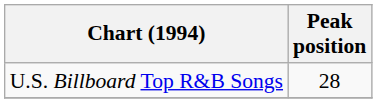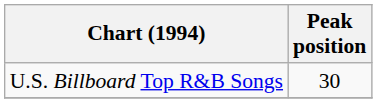(330, 80) 28 -> (330, 80) 30
